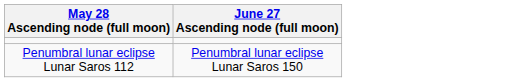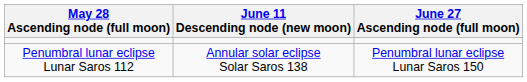+ column: (263, 21)
